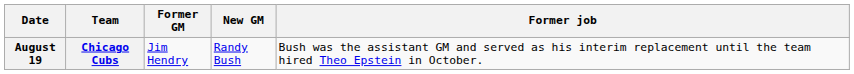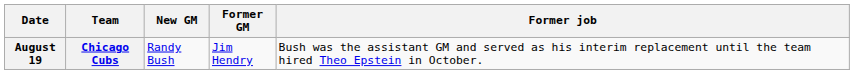columns swapped: (178, 20) <-> (243, 20)
